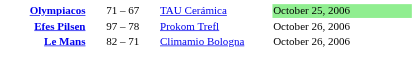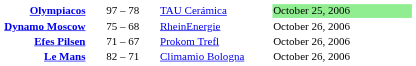(123, 11) 71 – 67 -> (123, 11) 97 – 78
+ row: (45, 26)
(123, 26) 97 – 78 -> (123, 41) 71 – 67
